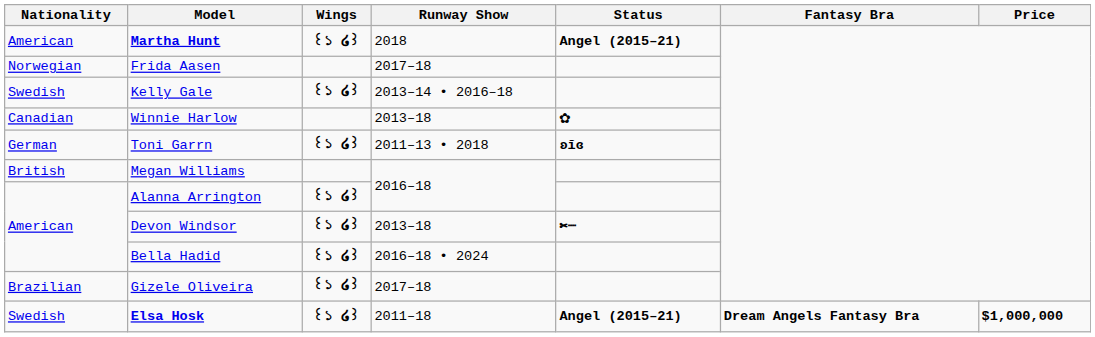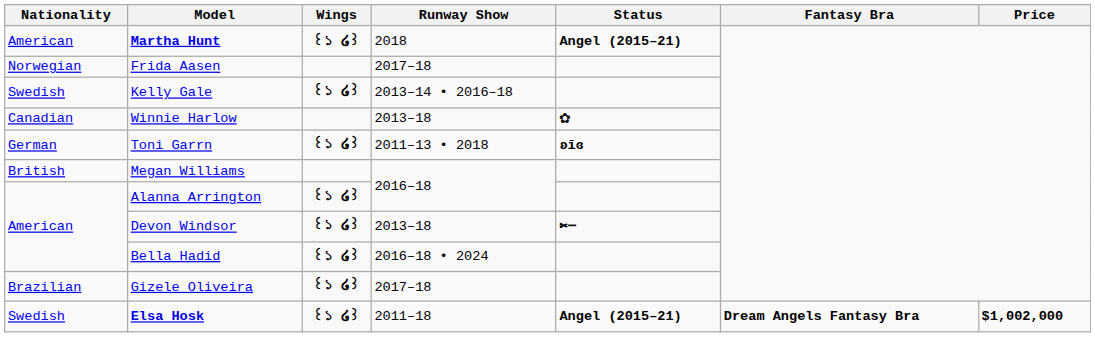(1022, 317) $1,000,000 -> (1022, 317) $1,002,000
